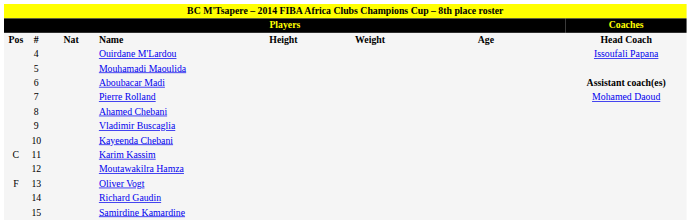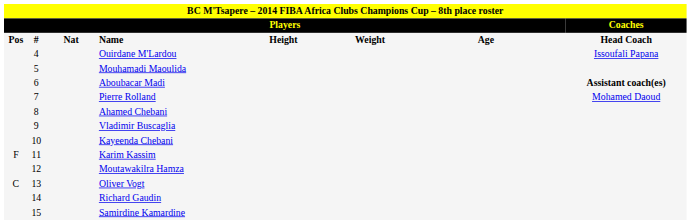(16, 155) C -> (16, 155) F
(16, 184) F -> (16, 184) C
